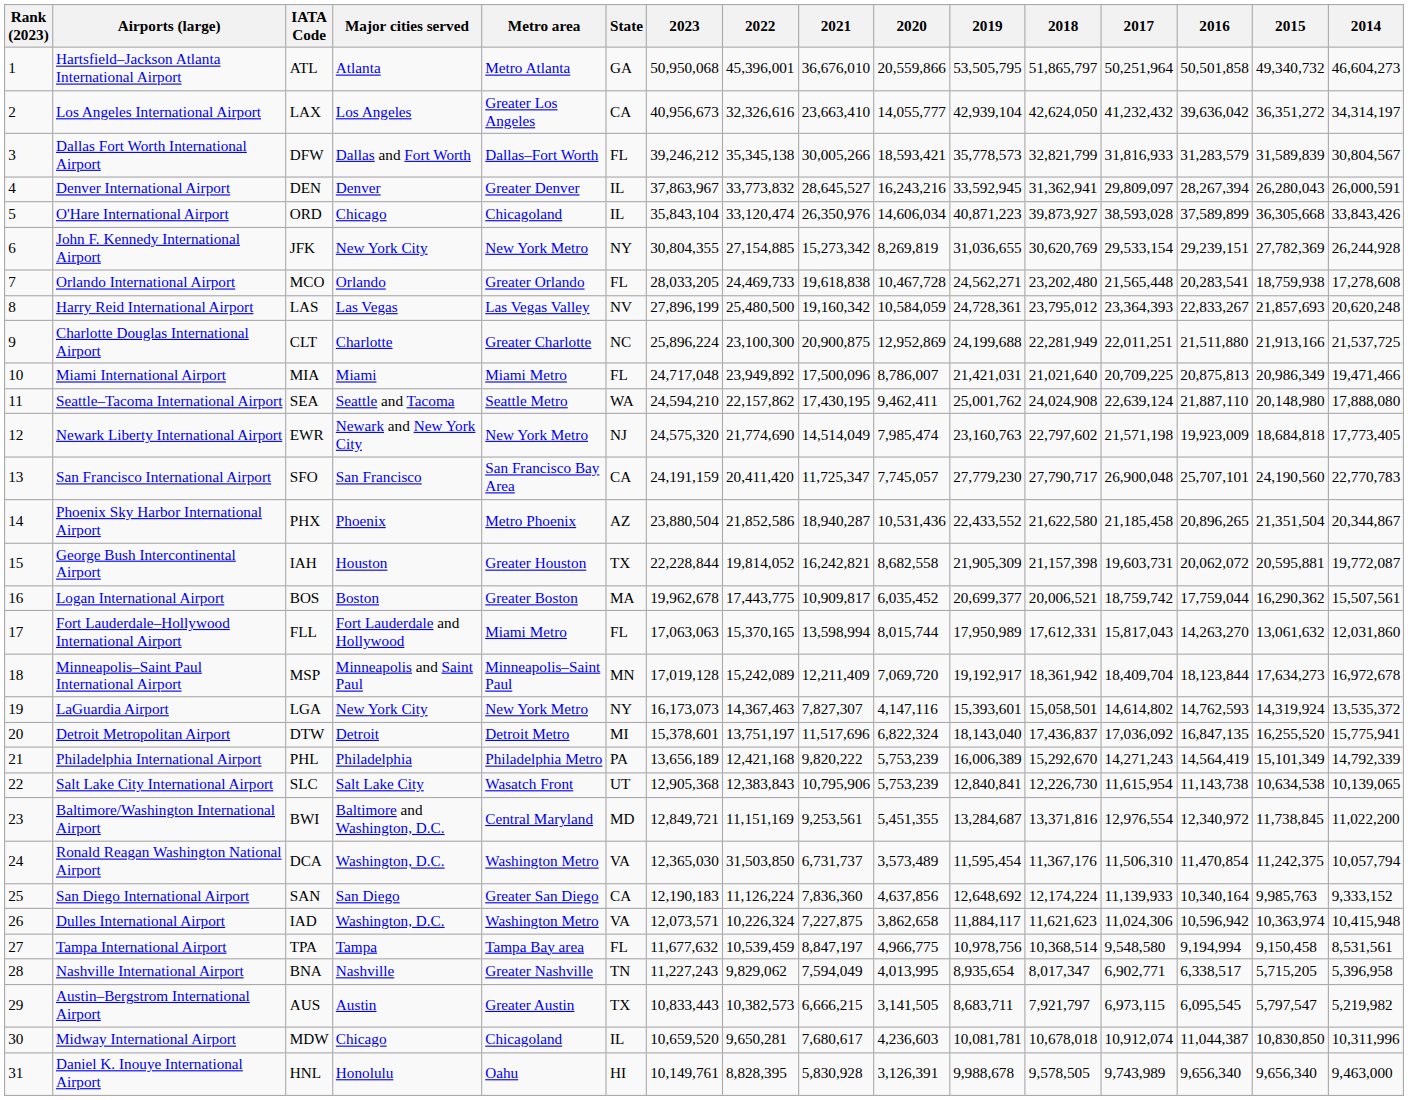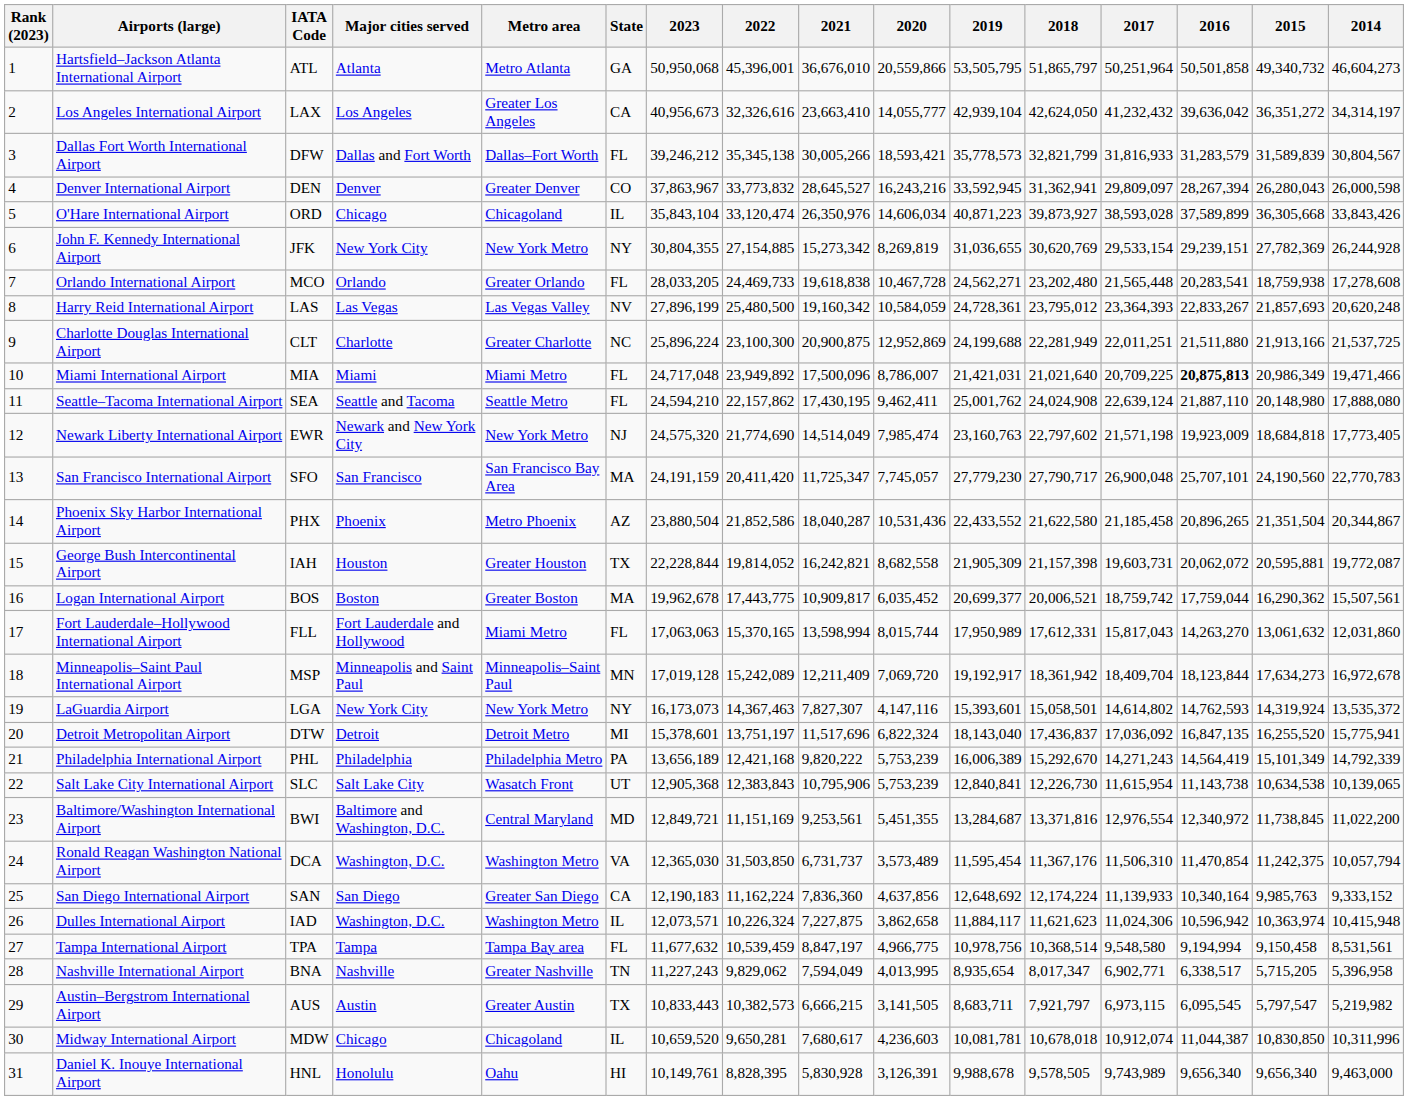(617, 188) IL -> (621, 188) CO
(1366, 188) 26,000,591 -> (1366, 188) 26,000,598
(1215, 375) normal -> (1215, 375) bold
(622, 400) WA -> (619, 400) FL
(621, 477) CA -> (622, 477) MA
(836, 520) 18,940,287 -> (836, 520) 18,040,287
(760, 895) 11,126,224 -> (760, 895) 11,162,224
(620, 920) VA -> (617, 920) IL
